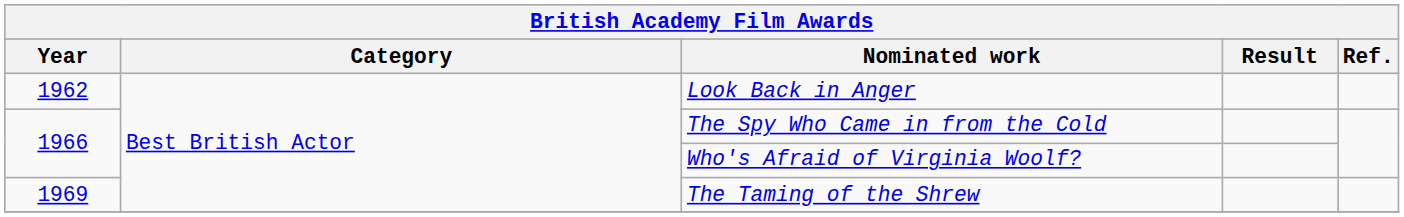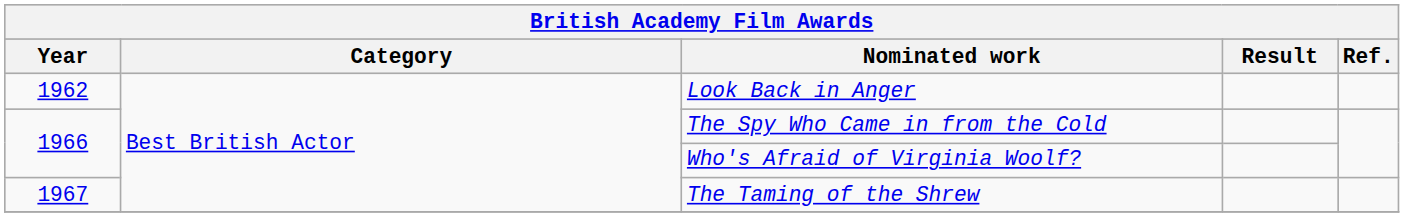(63, 195) 1969 -> (63, 195) 1967
